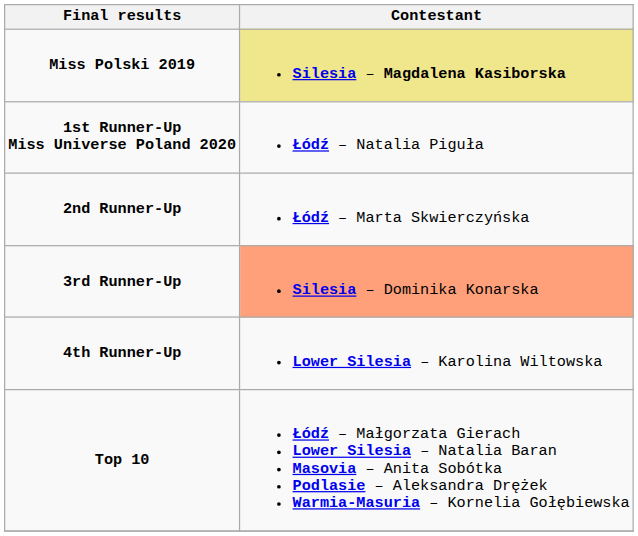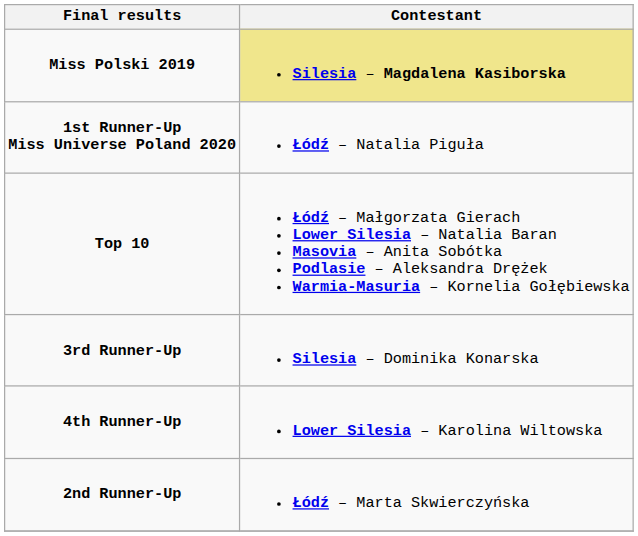rows swapped: (122, 210) <-> (122, 461)
(437, 290) lightsalmon background -> (437, 359) no background
